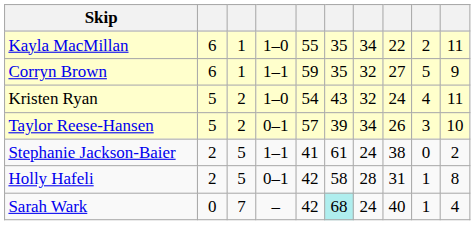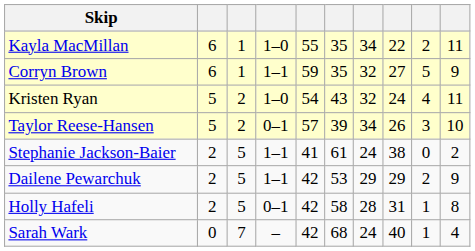+ row: (75, 179)
(339, 206) paleturquoise background -> (339, 233) no background
